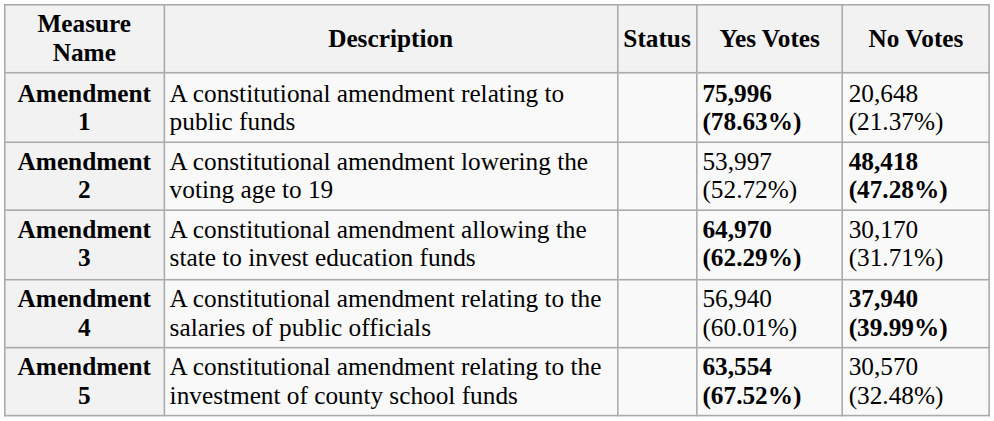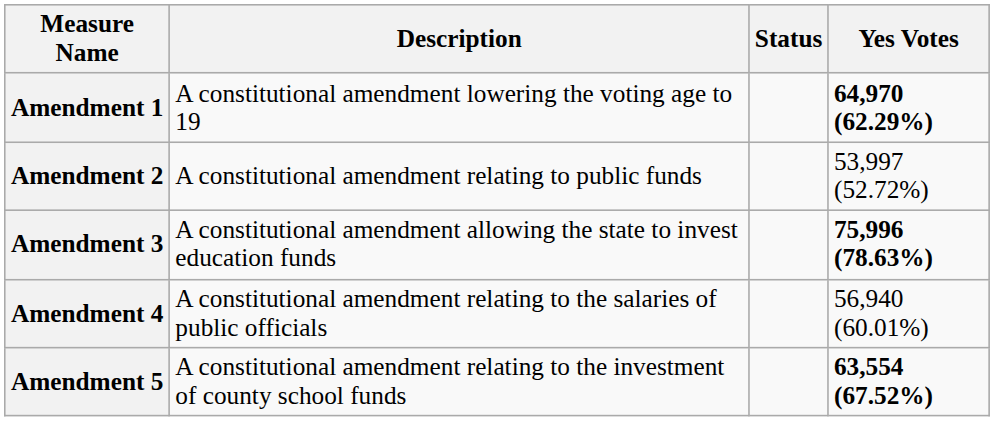- column: (916, 38)
(367, 107) A constitutional amendment relating to public funds -> (454, 107) A constitutional amendment lowering the voting age to 19
(752, 107) 75,996 (78.63%) -> (883, 107) 64,970 (62.29%)
(379, 175) A constitutional amendment lowering the voting age to 19 -> (439, 175) A constitutional amendment relating to public funds
(752, 244) 64,970 (62.29%) -> (883, 244) 75,996 (78.63%)
